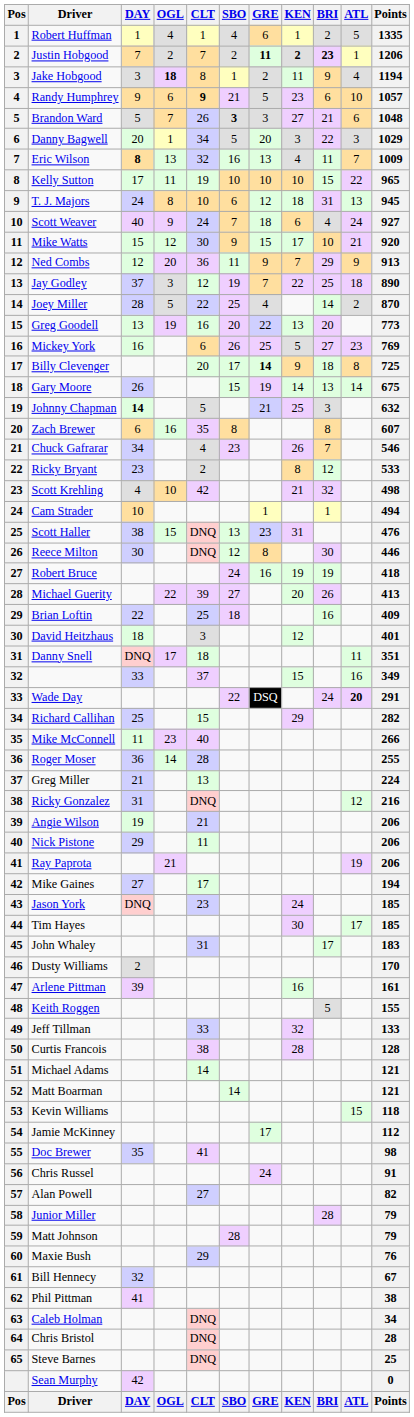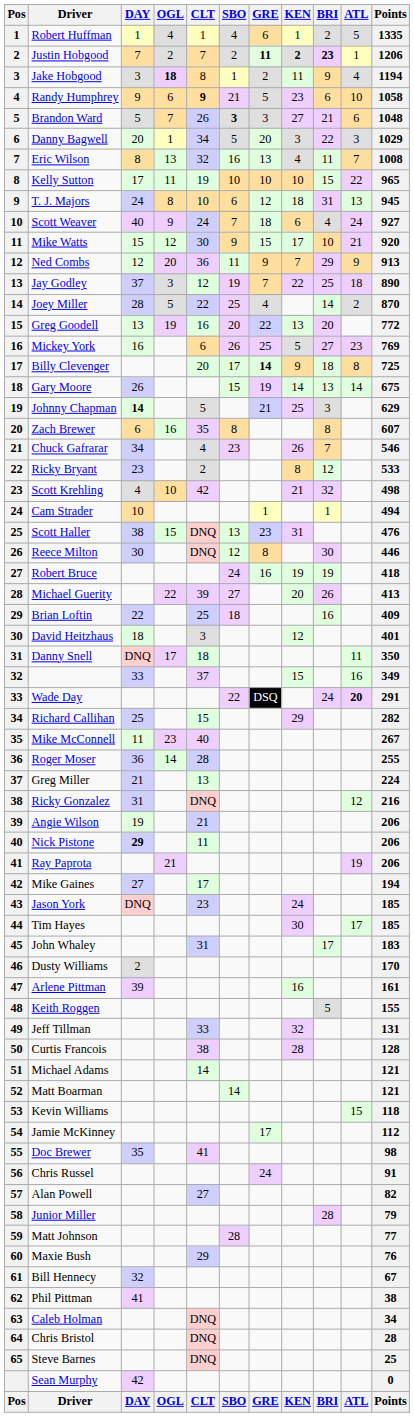(390, 97) 1057 -> (390, 97) 1058
(138, 160) bold -> (138, 160) normal
(390, 160) 1009 -> (390, 160) 1008
(390, 325) 773 -> (390, 325) 772
(390, 408) 632 -> (390, 408) 629
(390, 656) 351 -> (390, 656) 350
(390, 739) 266 -> (390, 739) 267
(138, 843) normal -> (138, 843) bold
(390, 1029) 133 -> (390, 1029) 131
(390, 1236) 79 -> (390, 1236) 77
